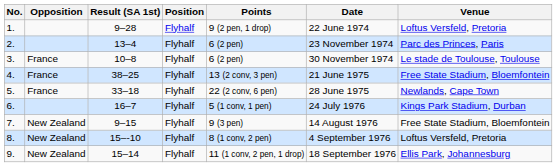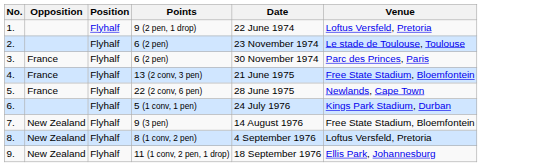- column: (125, 12)
(452, 43) Parc des Princes, Paris -> (395, 43) Le stade de Toulouse, Toulouse
(470, 59) Le stade de Toulouse, Toulouse -> (377, 59) Parc des Princes, Paris
